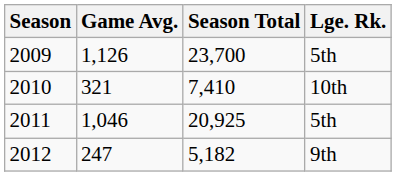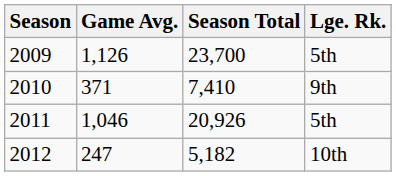(97, 87) 321 -> (97, 87) 371
(329, 87) 10th -> (323, 87) 9th
(217, 120) 20,925 -> (217, 120) 20,926
(323, 154) 9th -> (329, 154) 10th
